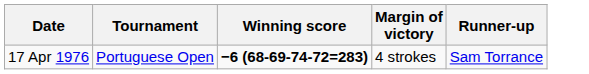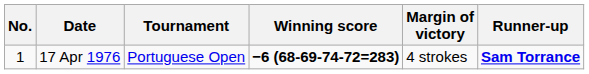+ column: (20, 25)
(496, 57) normal -> (531, 57) bold
